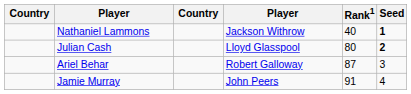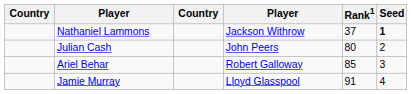(350, 32) 40 -> (350, 32) 37
(263, 48) Lloyd Glasspool -> (252, 48) John Peers
(382, 48) bold -> (382, 48) normal
(350, 65) 87 -> (350, 65) 85
(252, 81) John Peers -> (263, 81) Lloyd Glasspool
